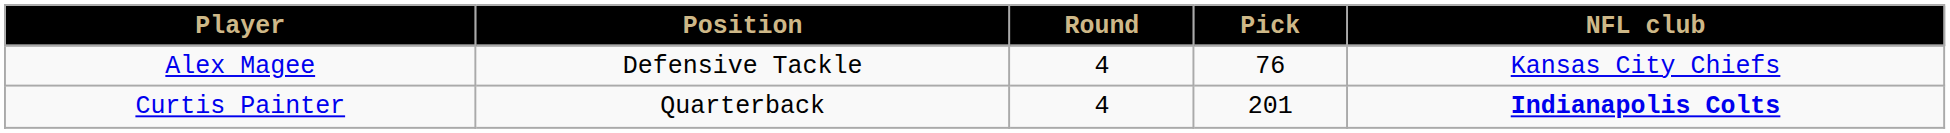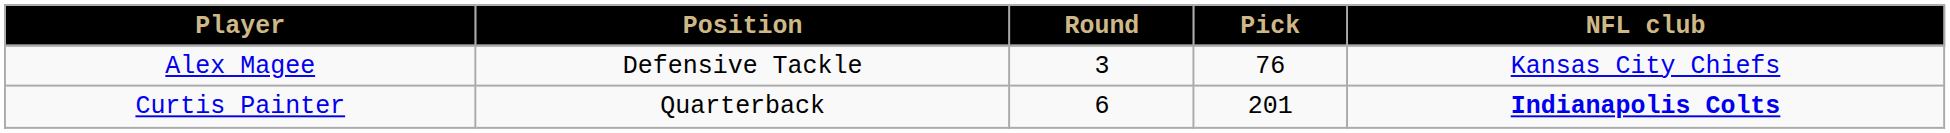(1102, 66) 4 -> (1102, 66) 3
(1102, 107) 4 -> (1102, 107) 6
